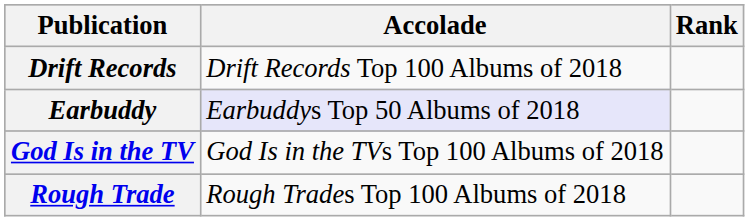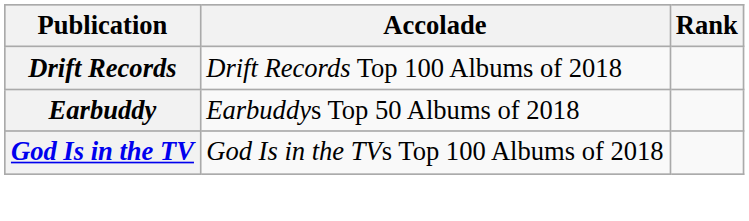(393, 109) lavender background -> (393, 109) no background
- row: (102, 194)
